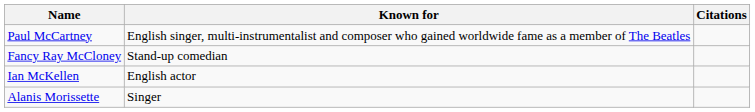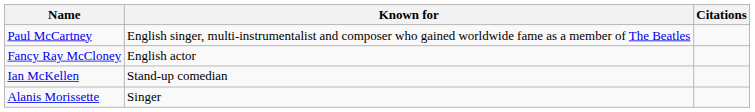(177, 55) Stand-up comedian -> (161, 55) English actor
(161, 76) English actor -> (177, 76) Stand-up comedian
